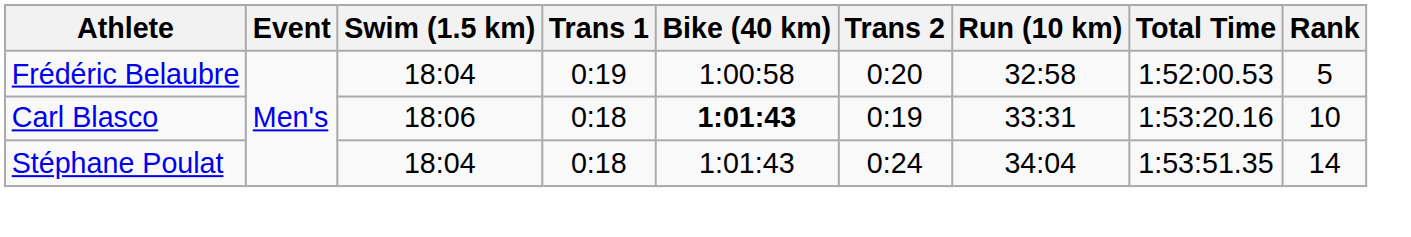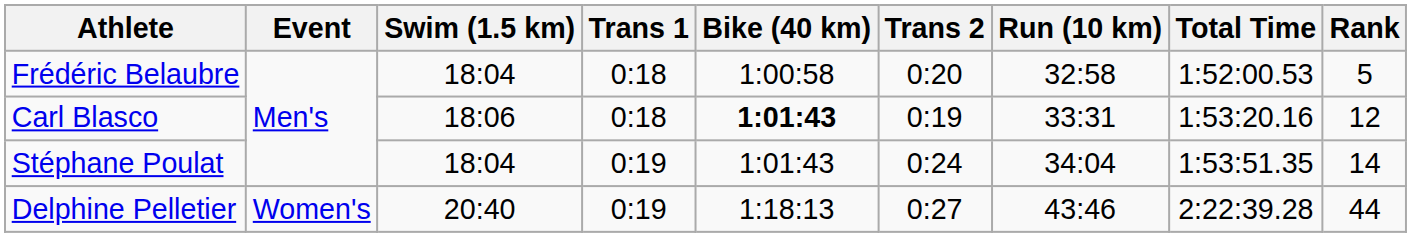(599, 73) 0:19 -> (639, 73) 0:18
(1325, 119) 10 -> (1365, 119) 12
(599, 164) 0:18 -> (639, 164) 0:19
+ row: (124, 209)
